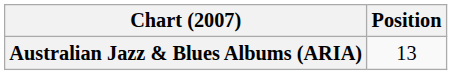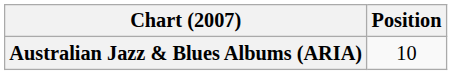(406, 52) 13 -> (406, 52) 10
